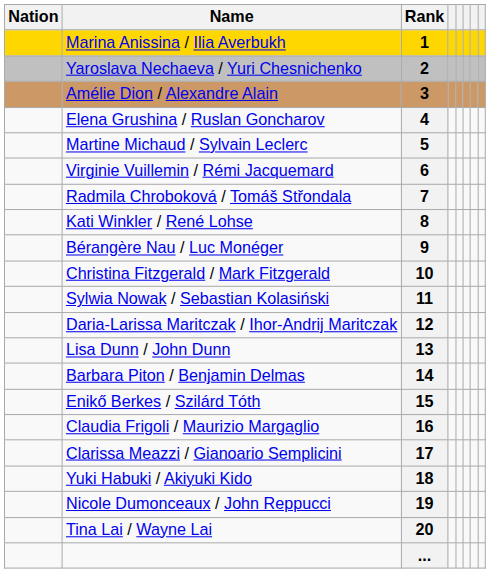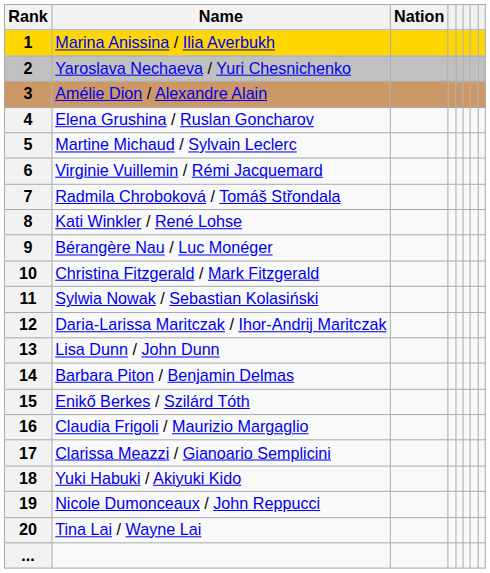columns swapped: (425, 17) <-> (33, 17)
